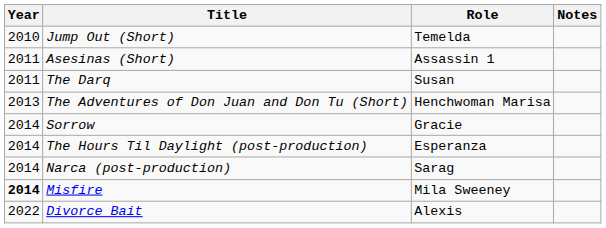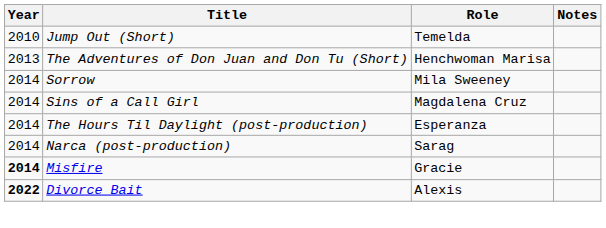- row: (111, 59)
- row: (78, 81)
(438, 125) Gracie -> (462, 81) Mila Sweeney
+ row: (123, 103)
(462, 190) Mila Sweeney -> (438, 168) Gracie
(24, 212) normal -> (24, 190) bold
